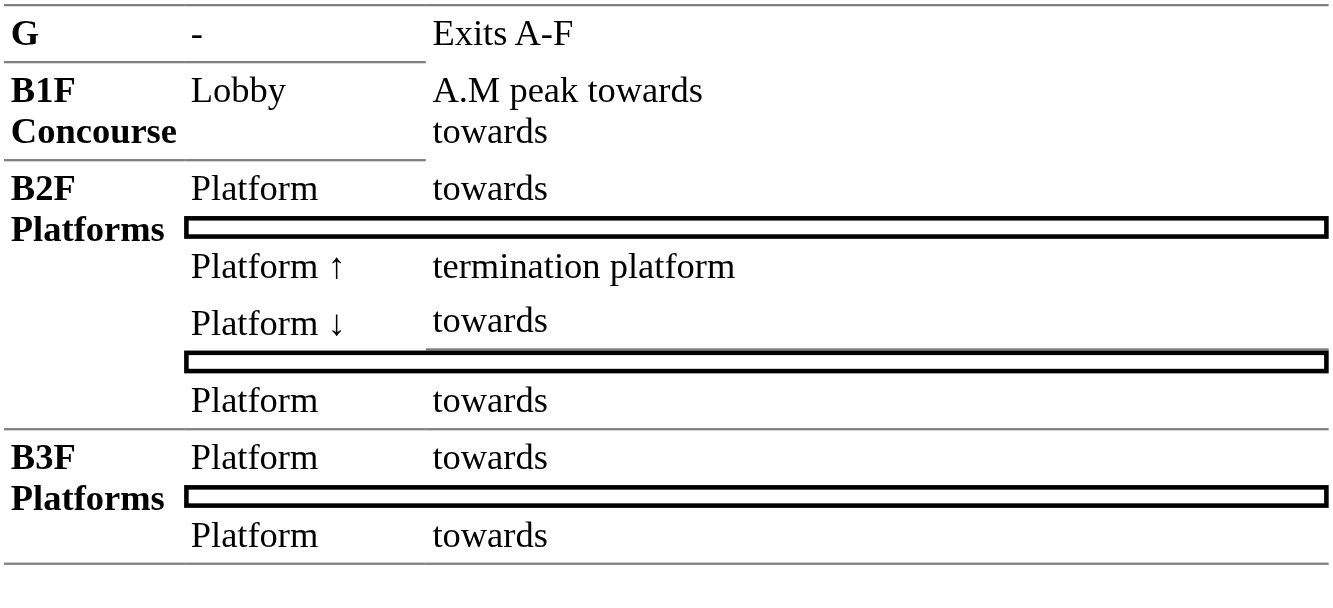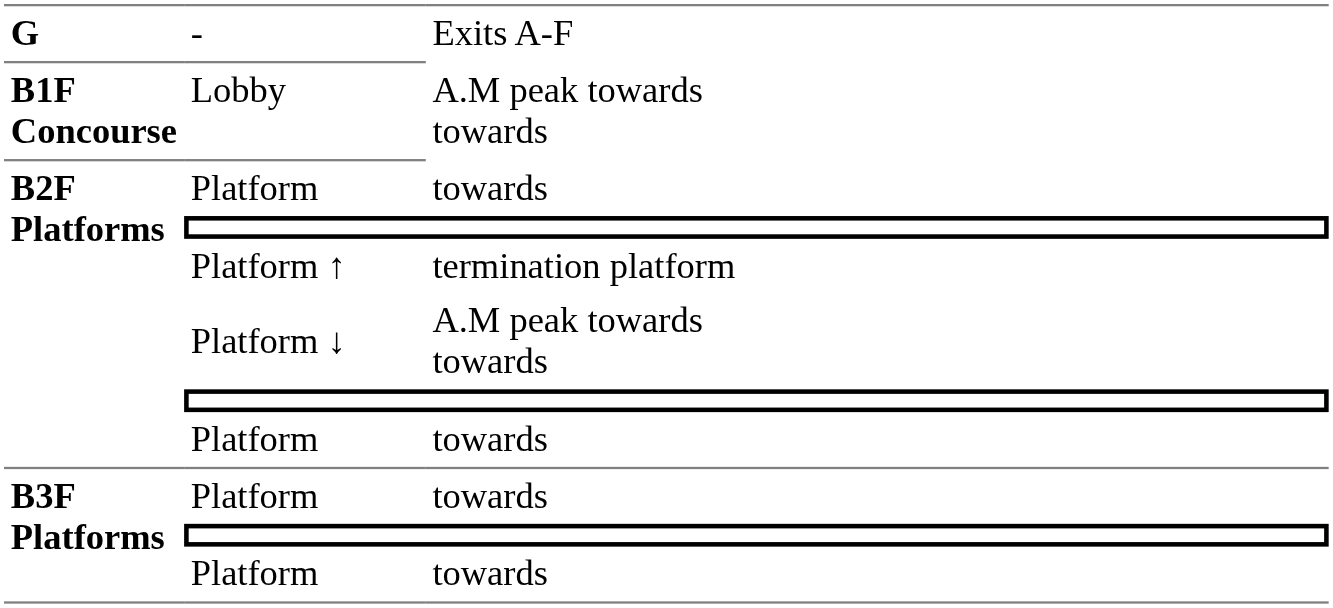(490, 320) towards -> (568, 340) A.M peak towards towards
